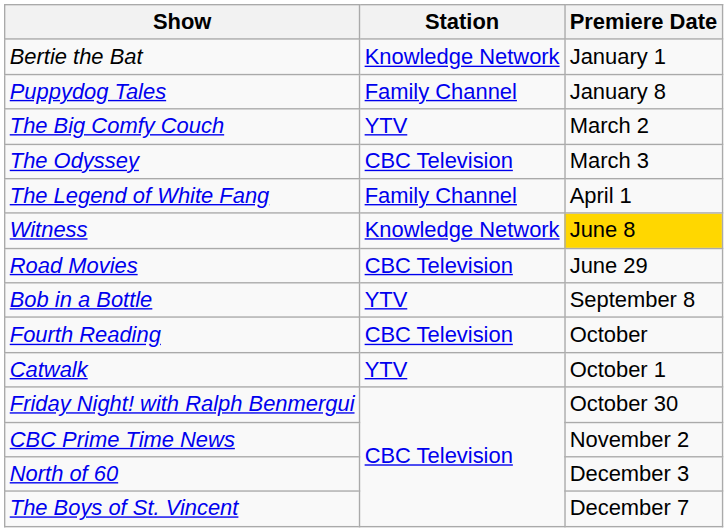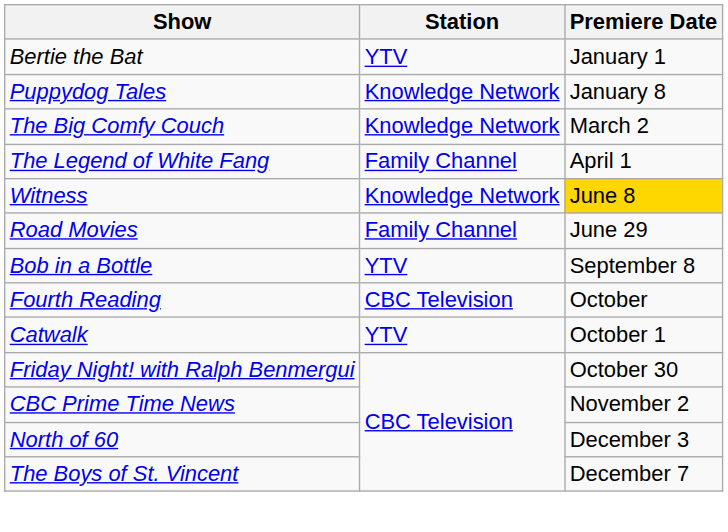(462, 56) Knowledge Network -> (386, 56) YTV
(441, 91) Family Channel -> (462, 91) Knowledge Network
(386, 126) YTV -> (462, 126) Knowledge Network
- row: (74, 160)
(439, 265) CBC Television -> (441, 230) Family Channel
